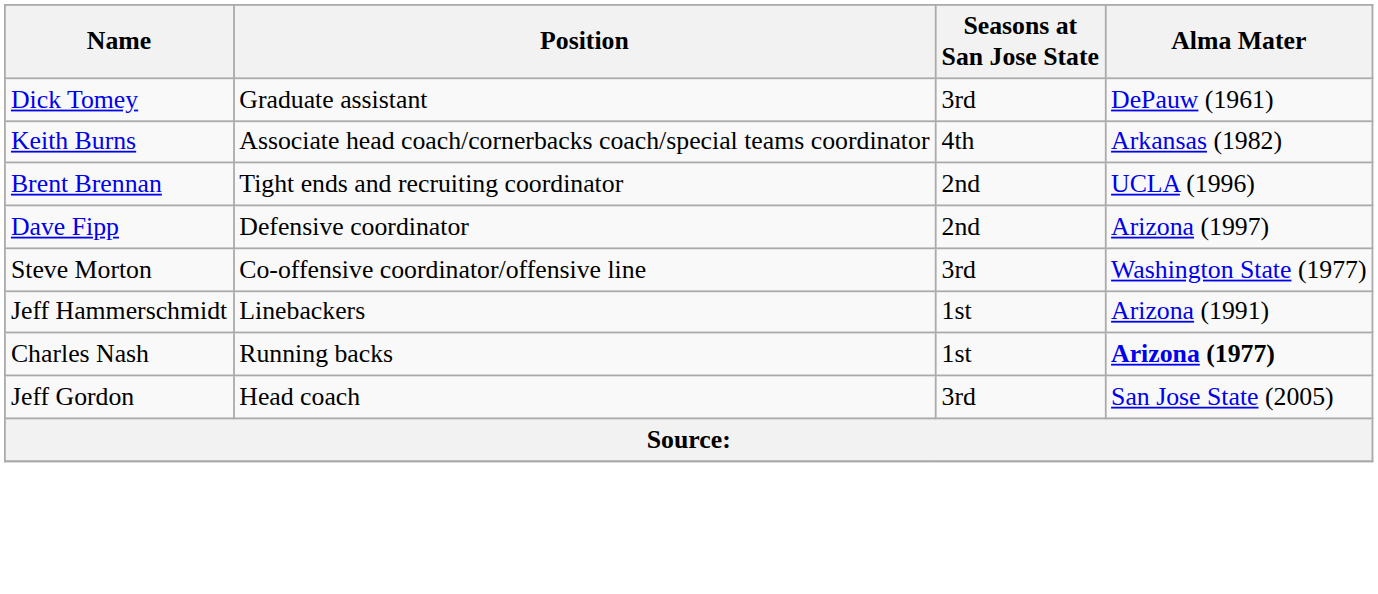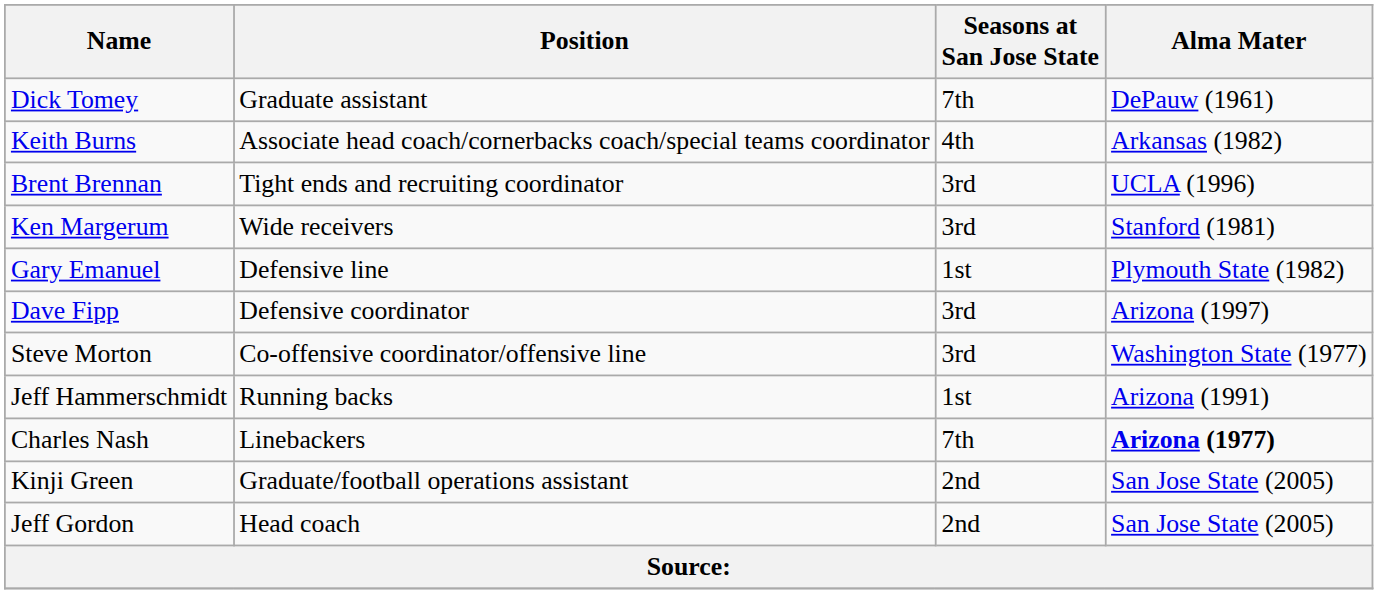(959, 99) 3rd -> (958, 99) 7th
(961, 184) 2nd -> (959, 184) 3rd
+ row: (90, 226)
+ row: (86, 269)
(961, 226) 2nd -> (959, 311) 3rd
(302, 311) Linebackers -> (316, 396) Running backs
(316, 354) Running backs -> (302, 439) Linebackers
(957, 354) 1st -> (958, 439) 7th
+ row: (72, 481)
(959, 396) 3rd -> (961, 524) 2nd
